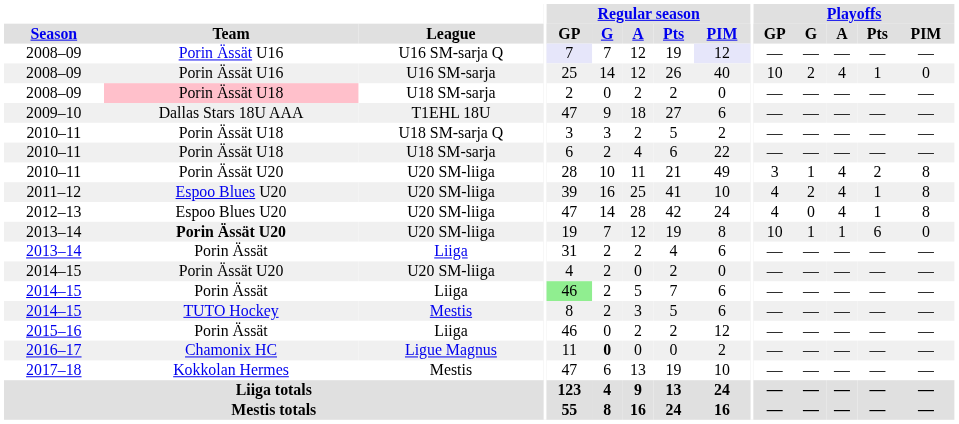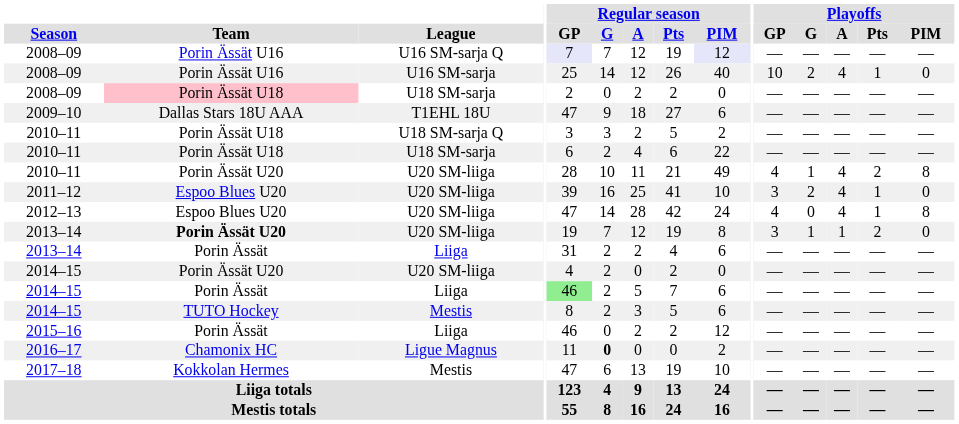(775, 172) 3 -> (775, 172) 4
(775, 192) 4 -> (775, 192) 3
(926, 192) 8 -> (926, 192) 0
(775, 231) 10 -> (775, 231) 3
(877, 231) 6 -> (877, 231) 2
